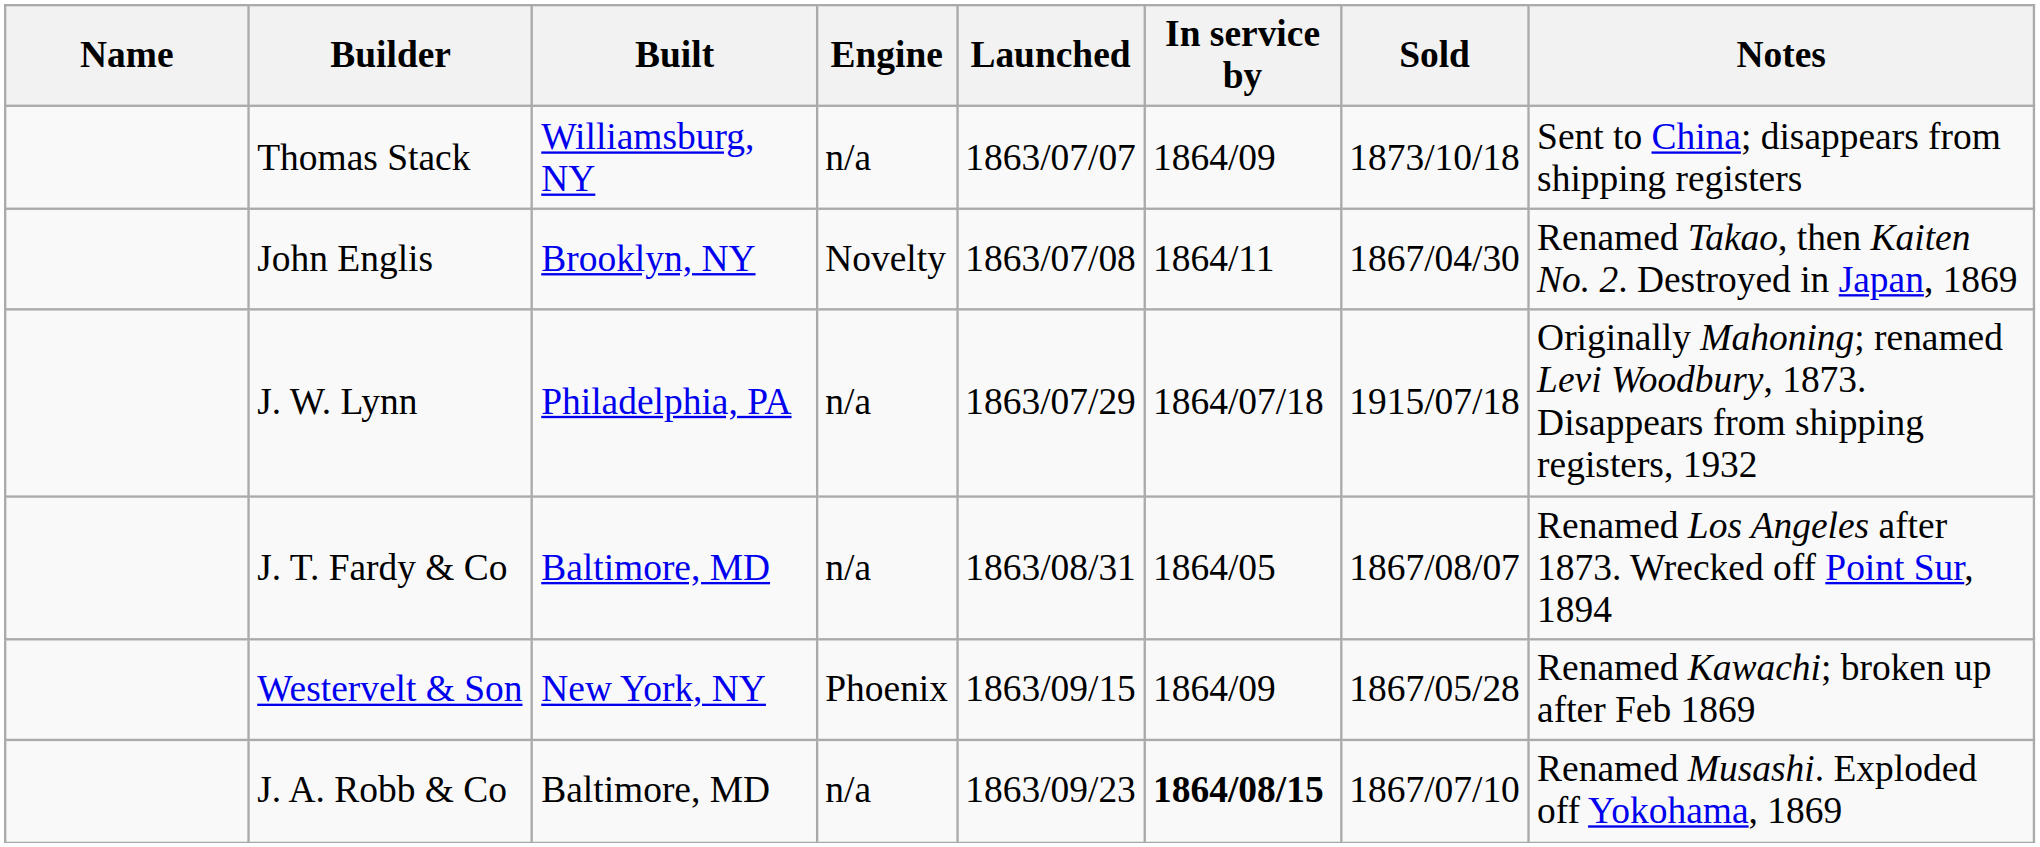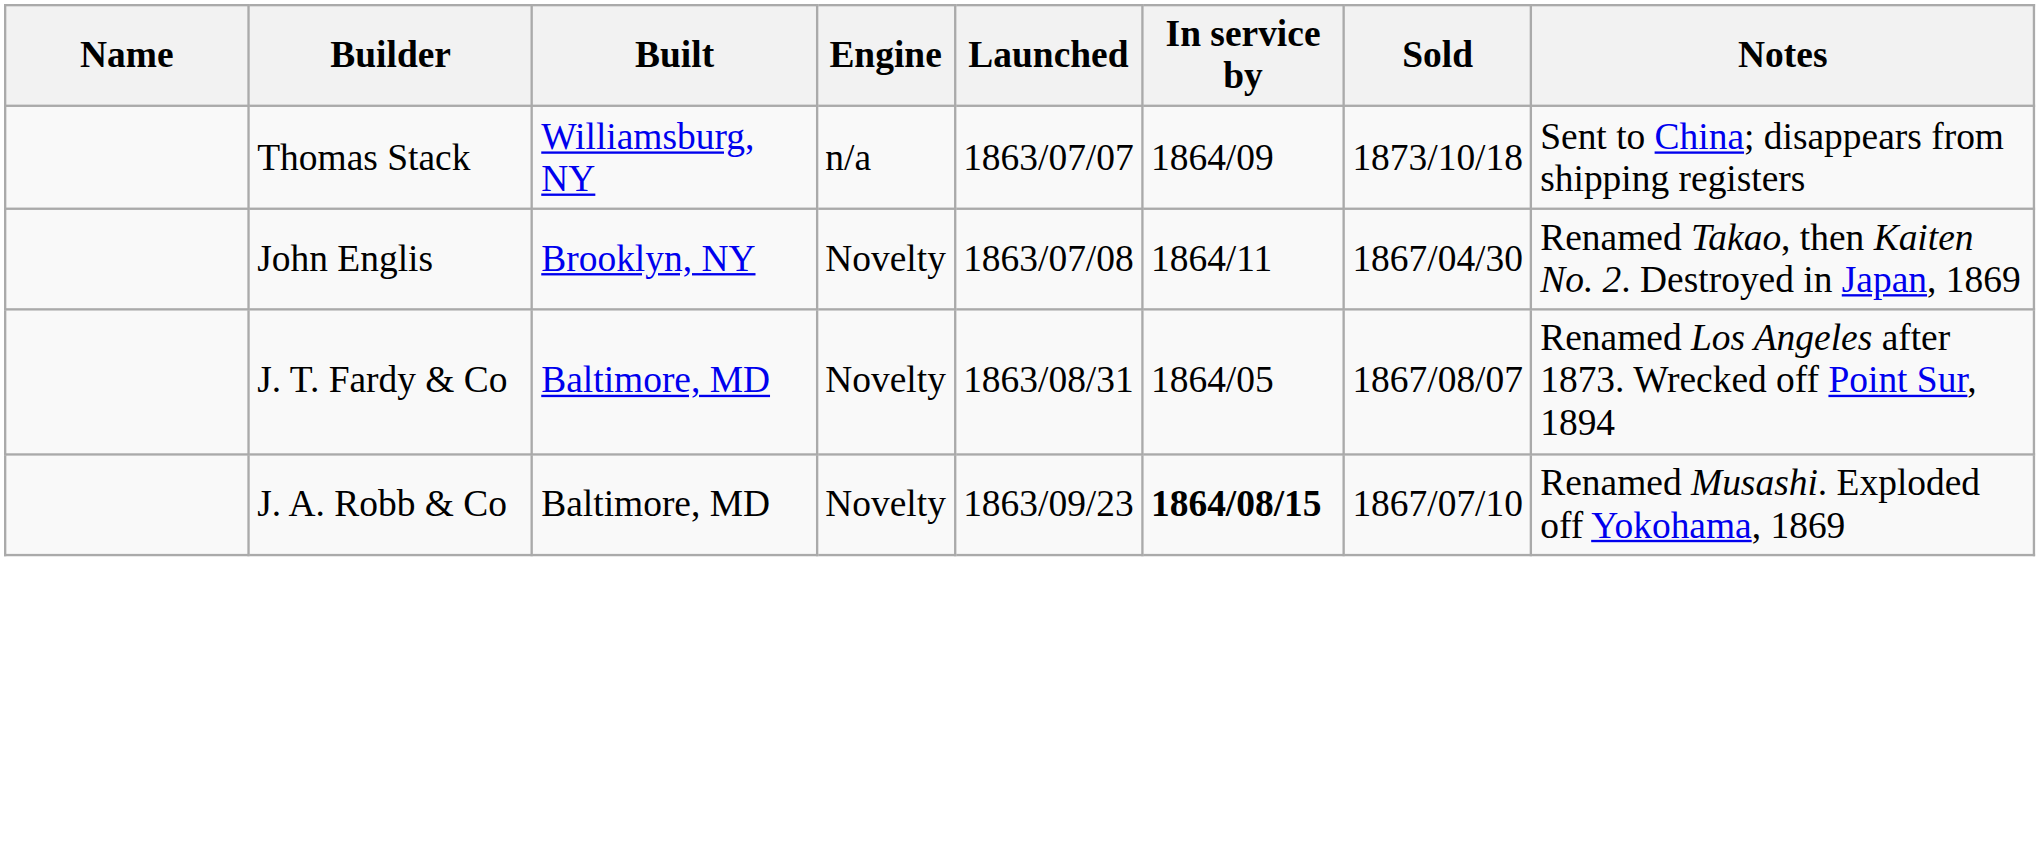- row: (337, 401)
(848, 566) n/a -> (886, 380) Novelty
- row: (390, 689)
(848, 790) n/a -> (886, 503) Novelty
